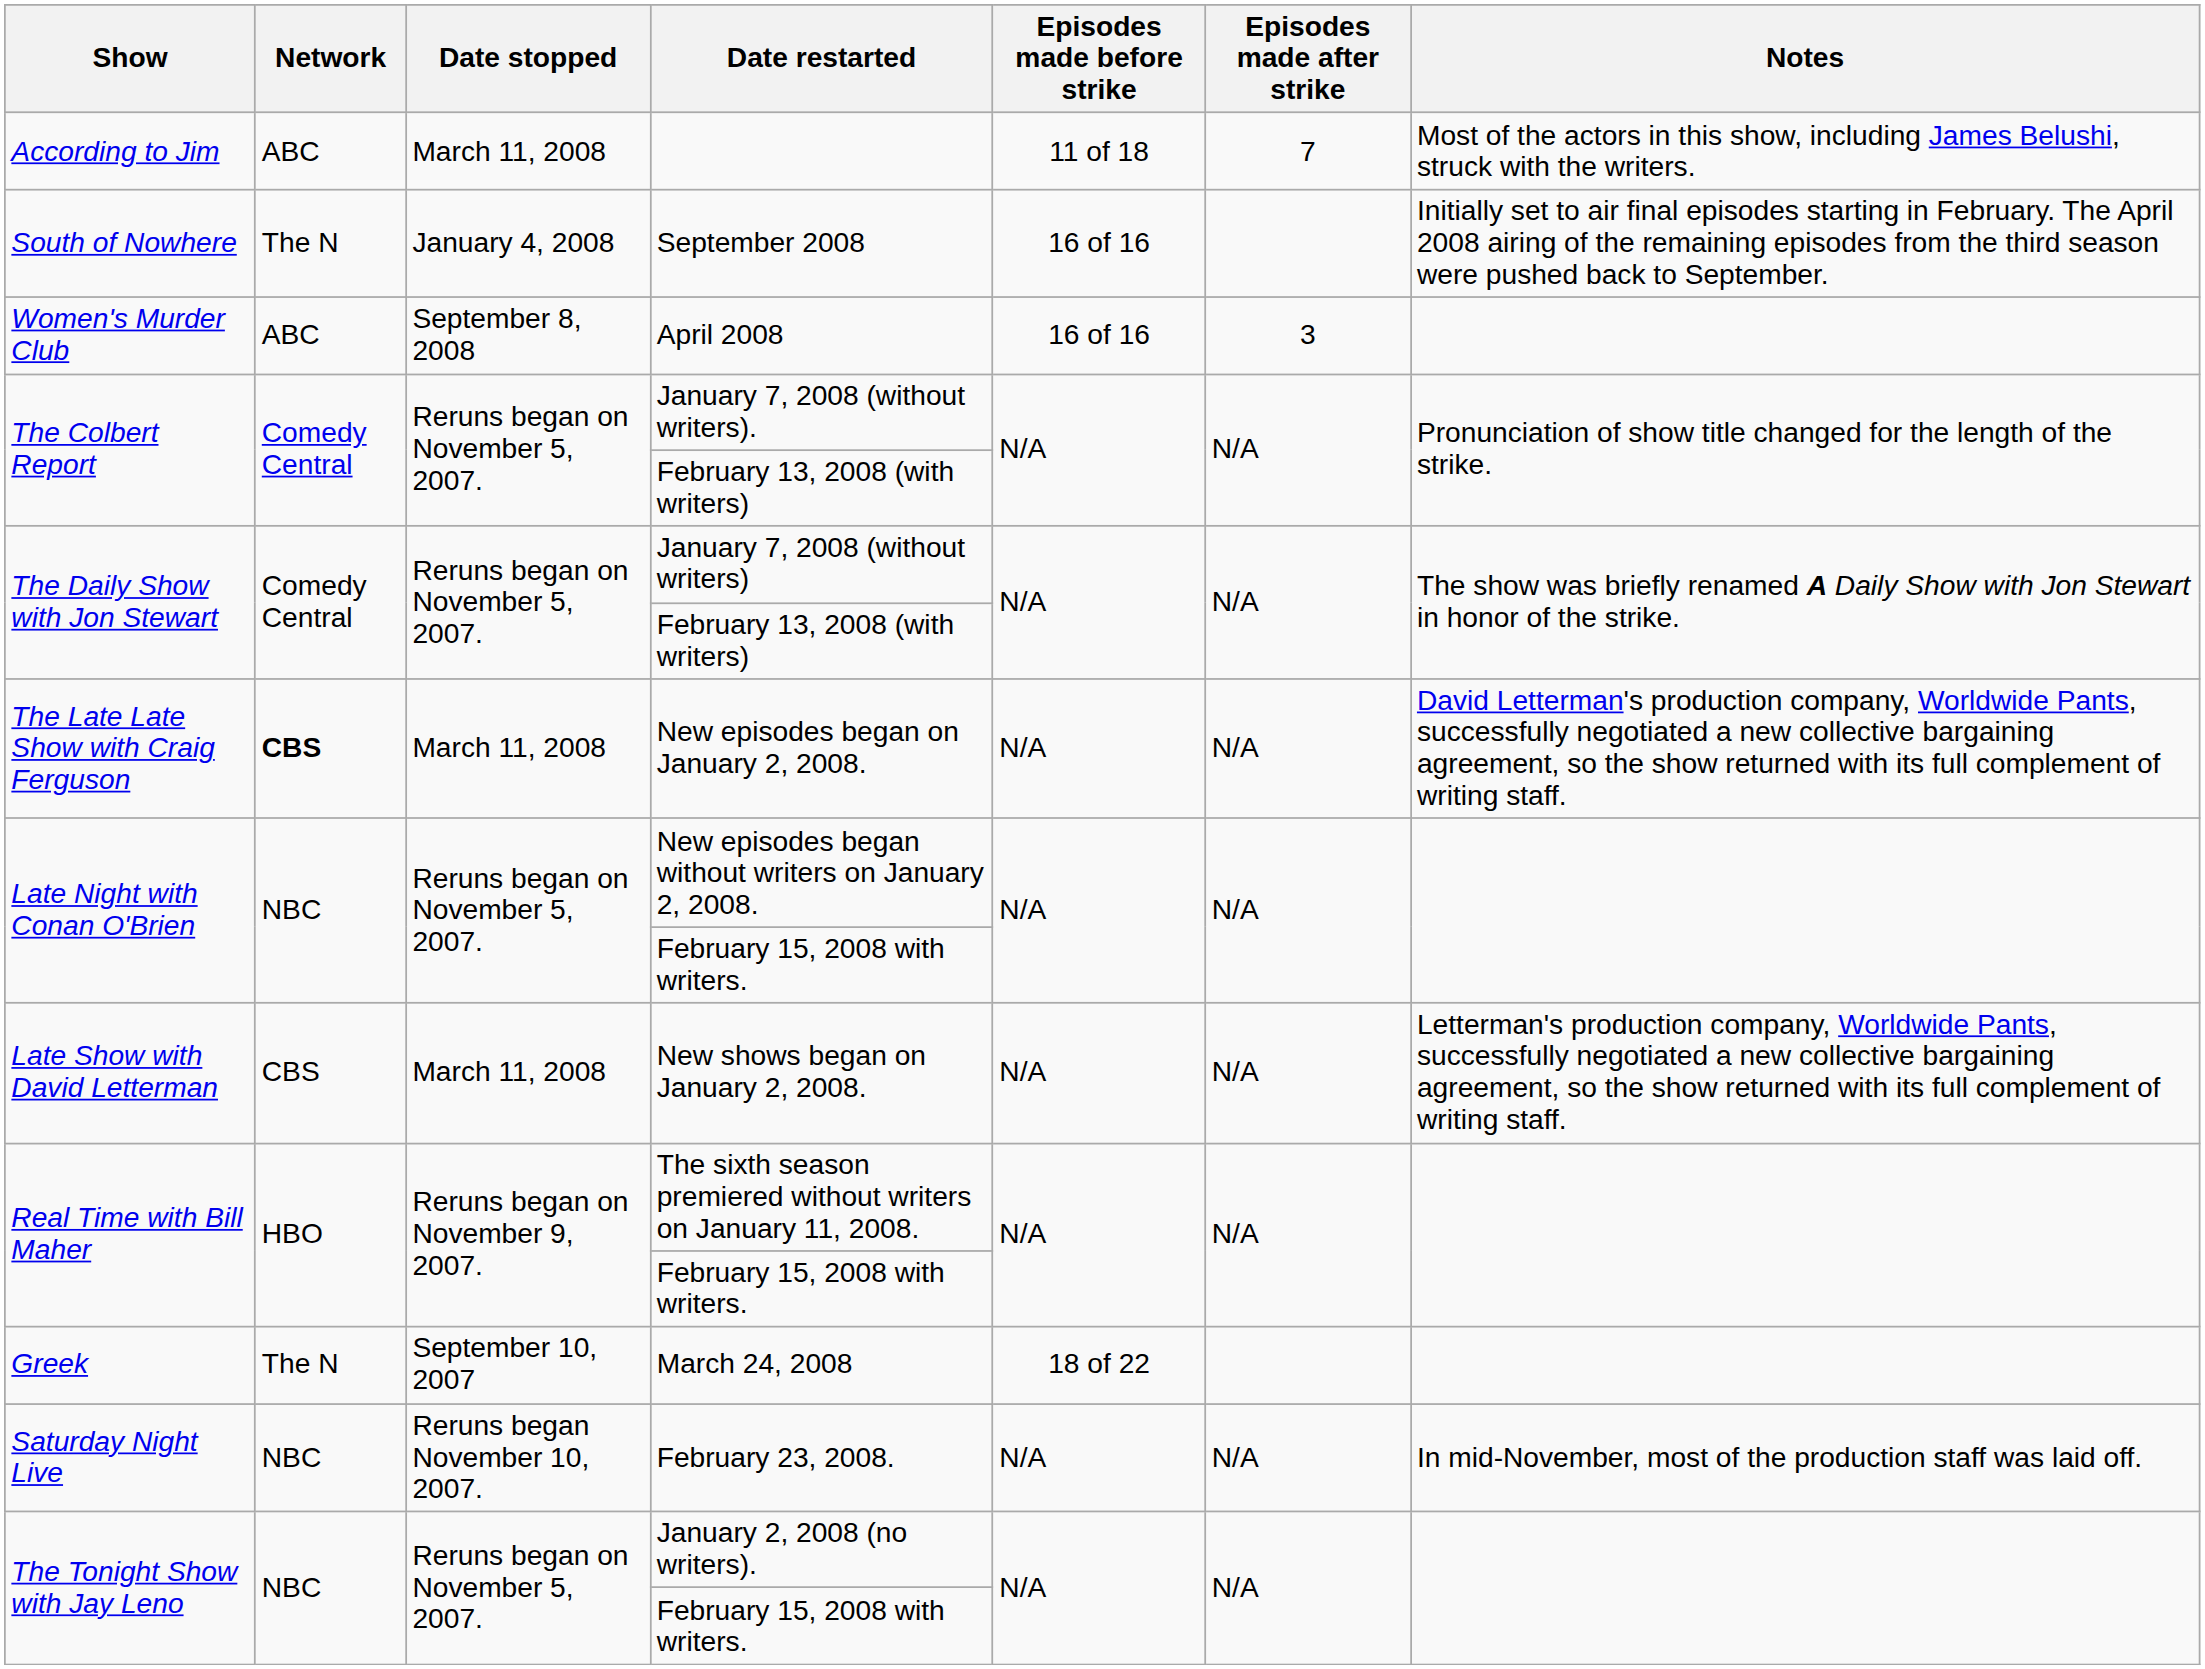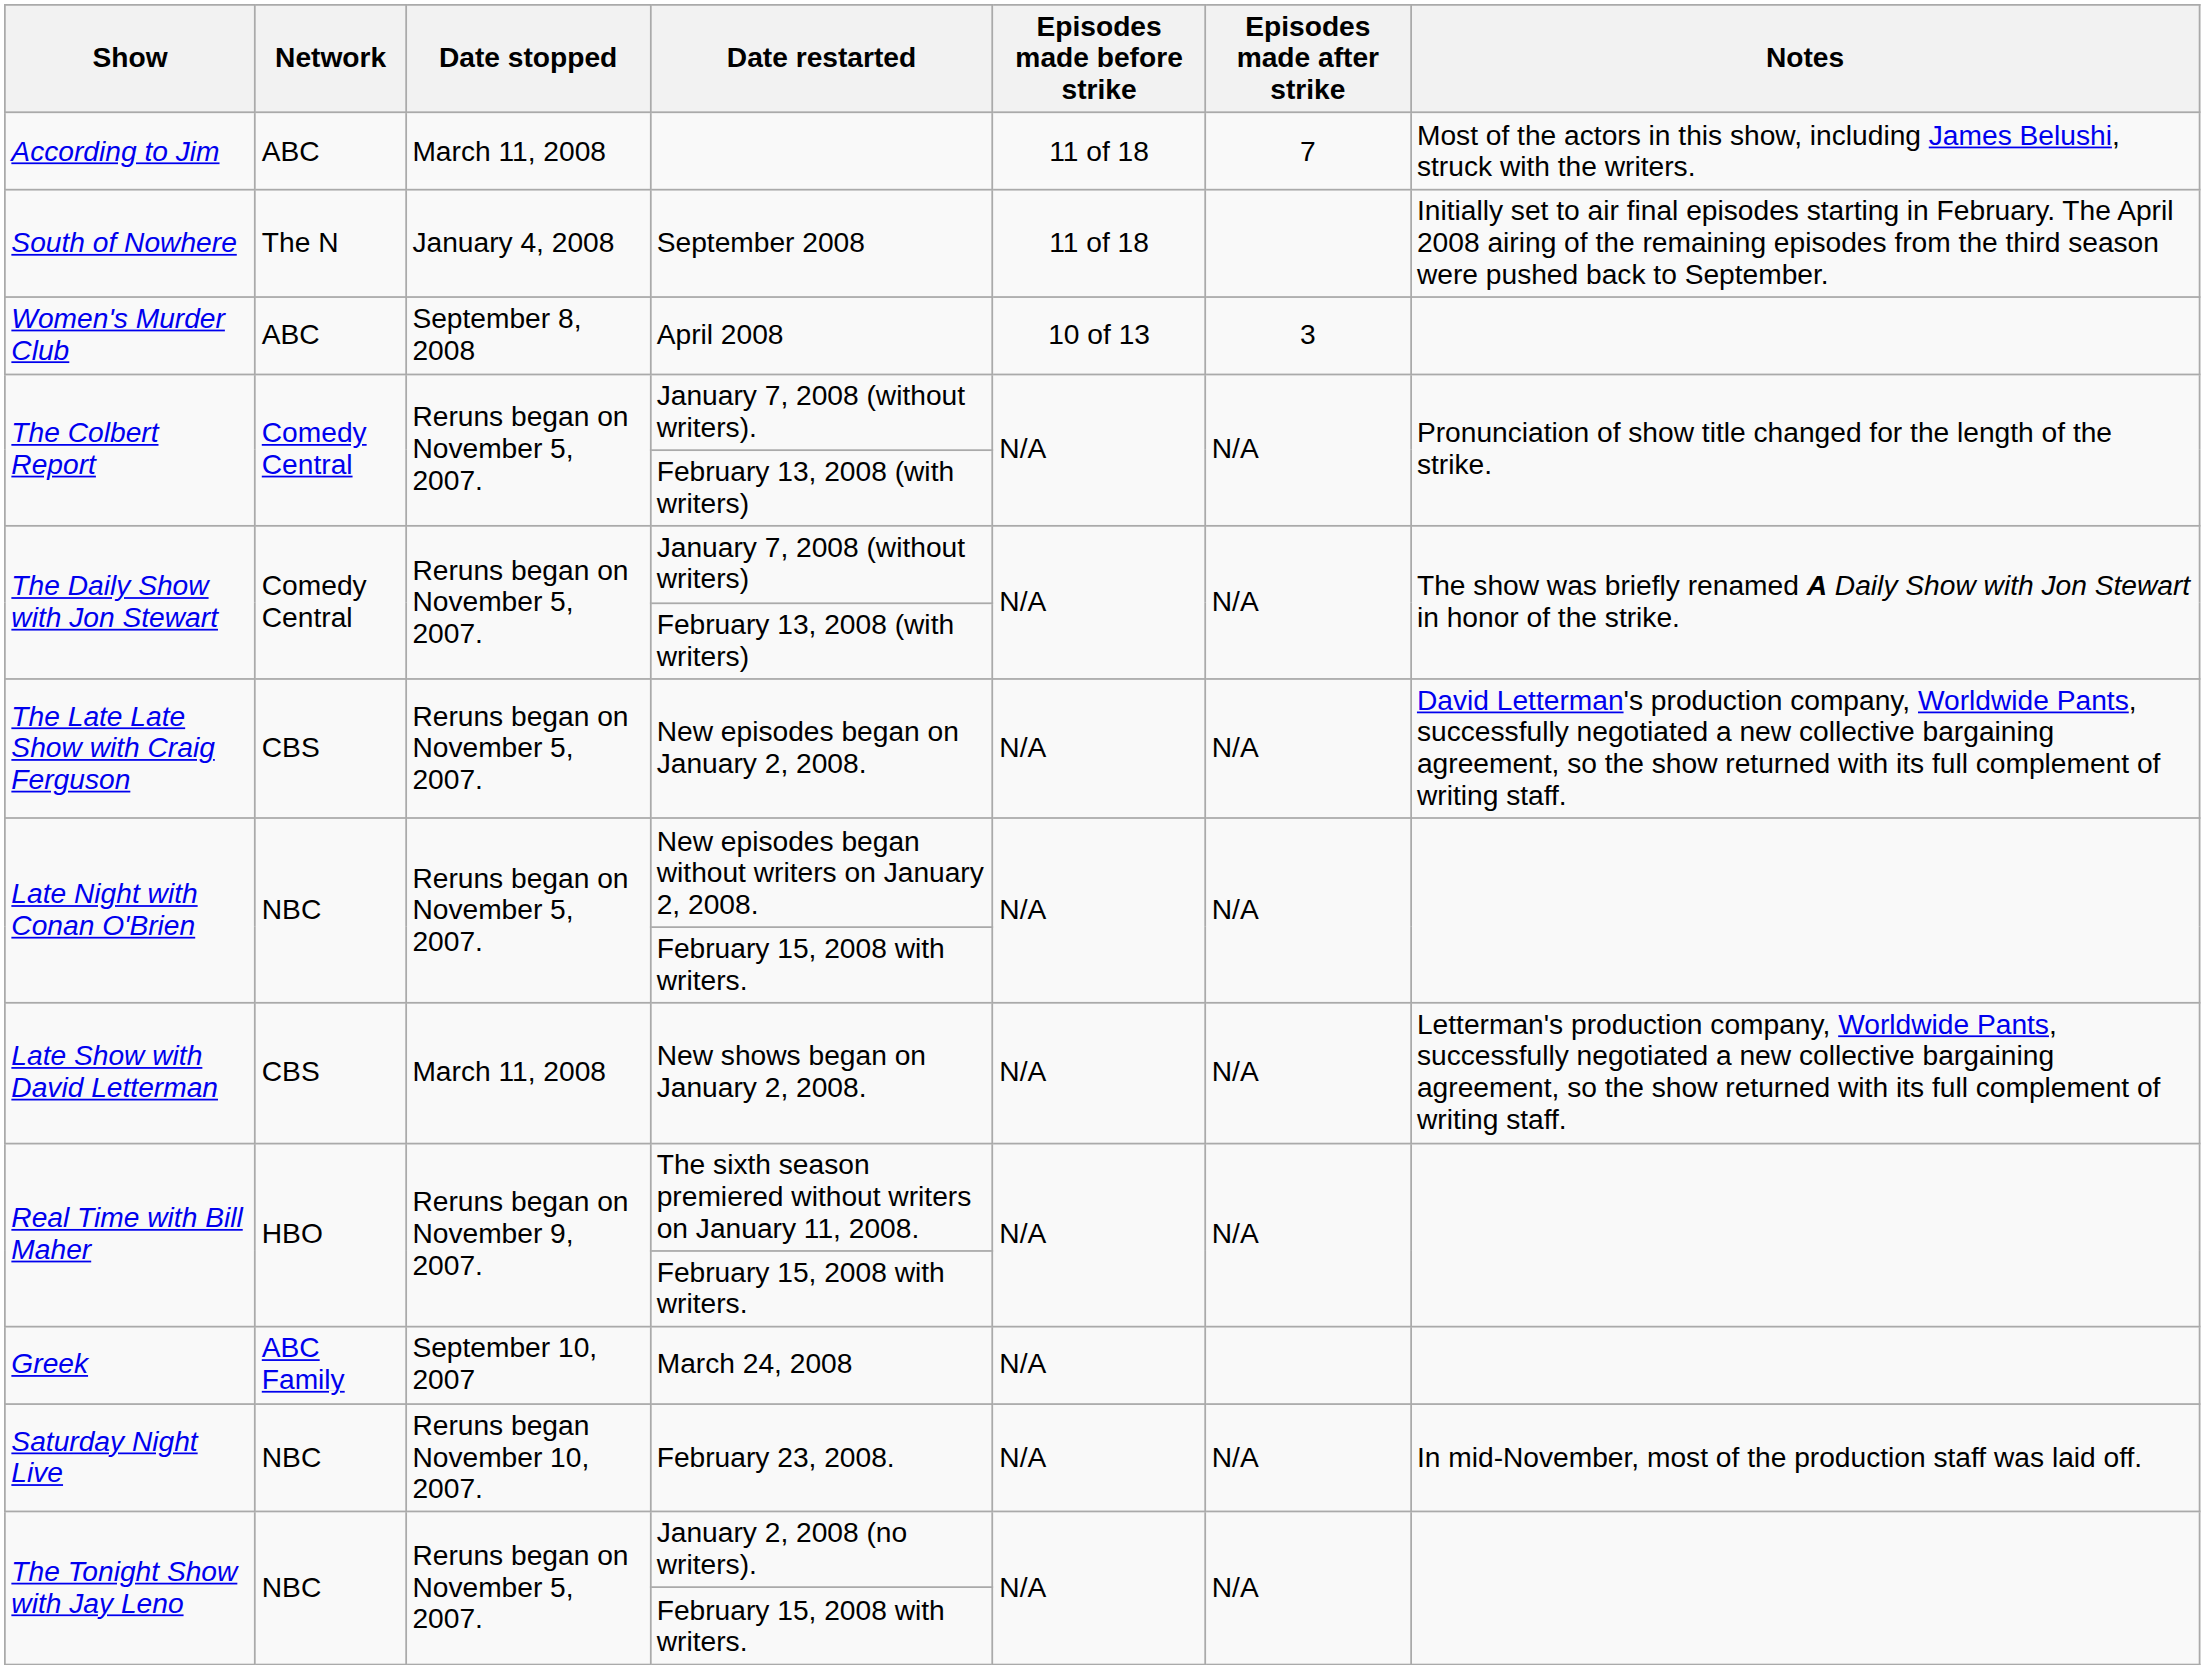(1099, 242) 16 of 16 -> (1099, 242) 11 of 18
(1099, 335) 16 of 16 -> (1099, 335) 10 of 13
(292, 748) bold -> (291, 748) normal
(509, 748) March 11, 2008 -> (520, 748) Reruns began on November 5, 2007.
(300, 1364) The N -> (303, 1364) ABC Family
(1099, 1364) 18 of 22 -> (1023, 1364) N/A
